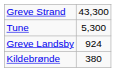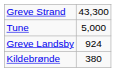(94, 28) 5,300 -> (94, 28) 5,000
